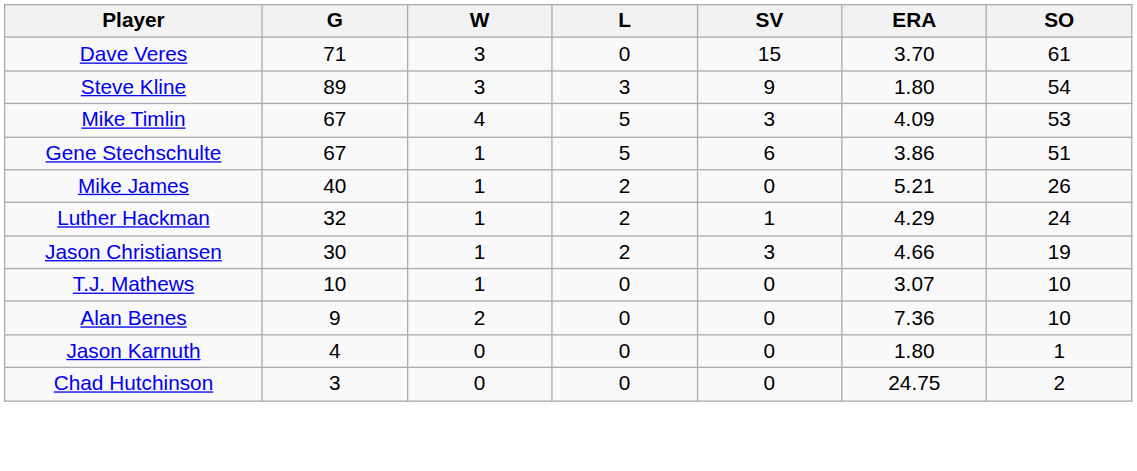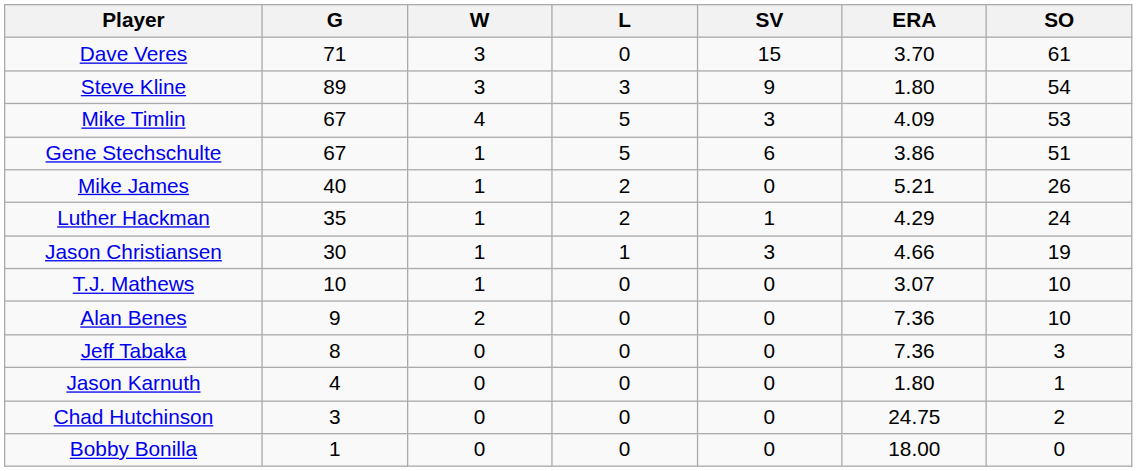(335, 218) 32 -> (335, 218) 35
(625, 251) 2 -> (625, 251) 1
+ row: (133, 350)
+ row: (133, 449)
